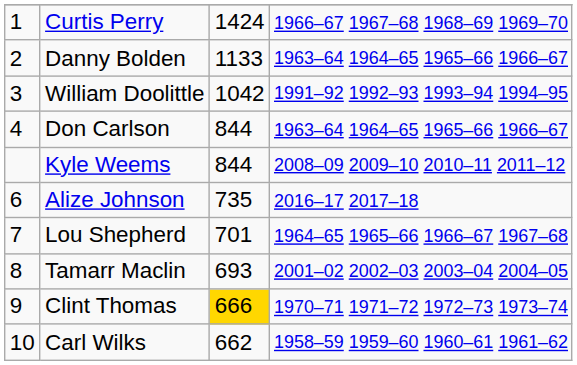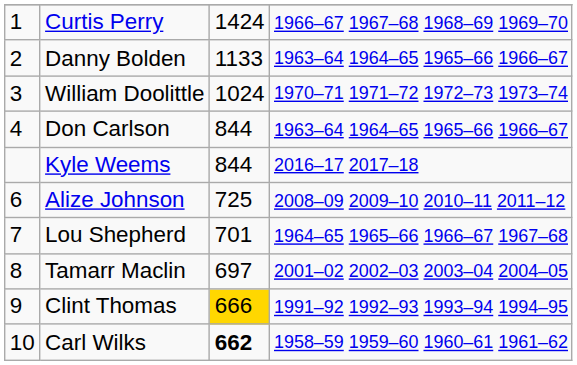(240, 93) 1042 -> (240, 93) 1024
(421, 94) 1991–92 1992–93 1993–94 1994–95 -> (421, 94) 1970–71 1971–72 1972–73 1973–74
(420, 165) 2008–09 2009–10 2010–11 2011–12 -> (346, 165) 2016–17 2017–18
(233, 199) 735 -> (233, 199) 725
(346, 200) 2016–17 2017–18 -> (420, 200) 2008–09 2009–10 2010–11 2011–12
(233, 270) 693 -> (233, 270) 697
(421, 307) 1970–71 1971–72 1972–73 1973–74 -> (421, 307) 1991–92 1992–93 1993–94 1994–95
(233, 341) normal -> (233, 341) bold
